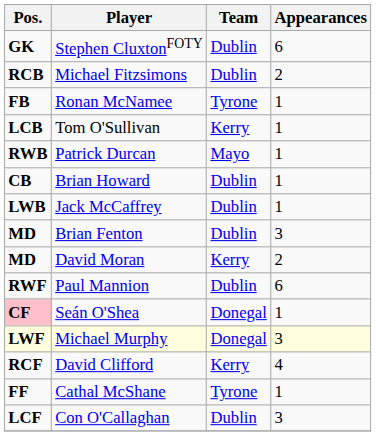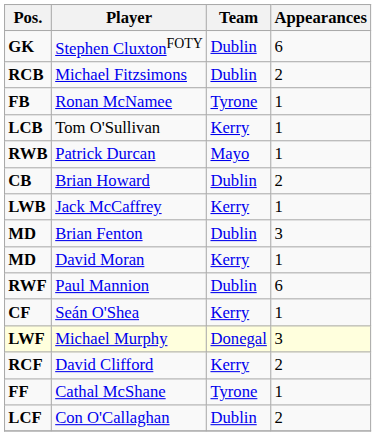(279, 180) 1 -> (279, 180) 2
(234, 206) Dublin -> (230, 206) Kerry
(279, 259) 2 -> (279, 259) 1
(19, 312) pink background -> (19, 312) no background
(239, 312) Donegal -> (230, 312) Kerry
(279, 365) 4 -> (279, 365) 2
(279, 418) 3 -> (279, 418) 2
